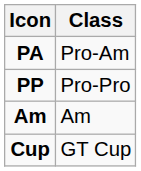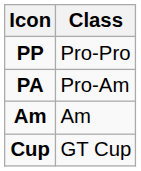rows swapped: (30, 85) <-> (30, 52)
